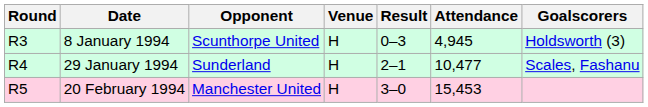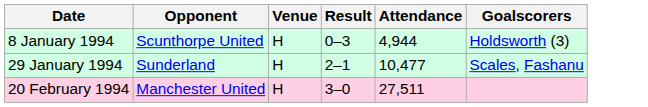- column: (32, 16)
(454, 41) 4,945 -> (398, 41) 4,944
(458, 89) 15,453 -> (402, 89) 27,511
